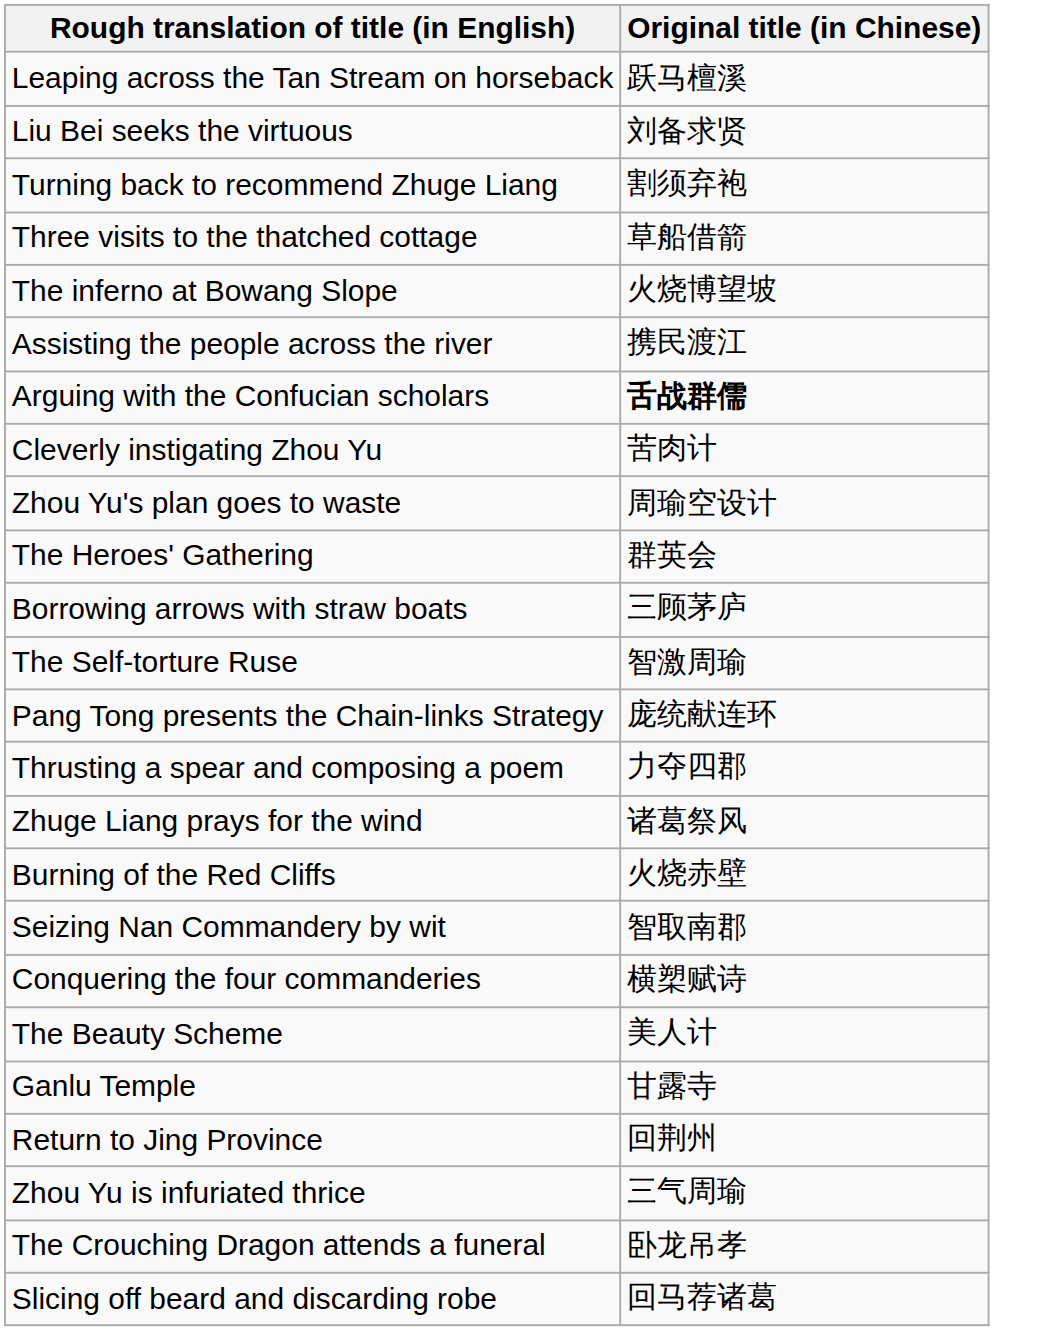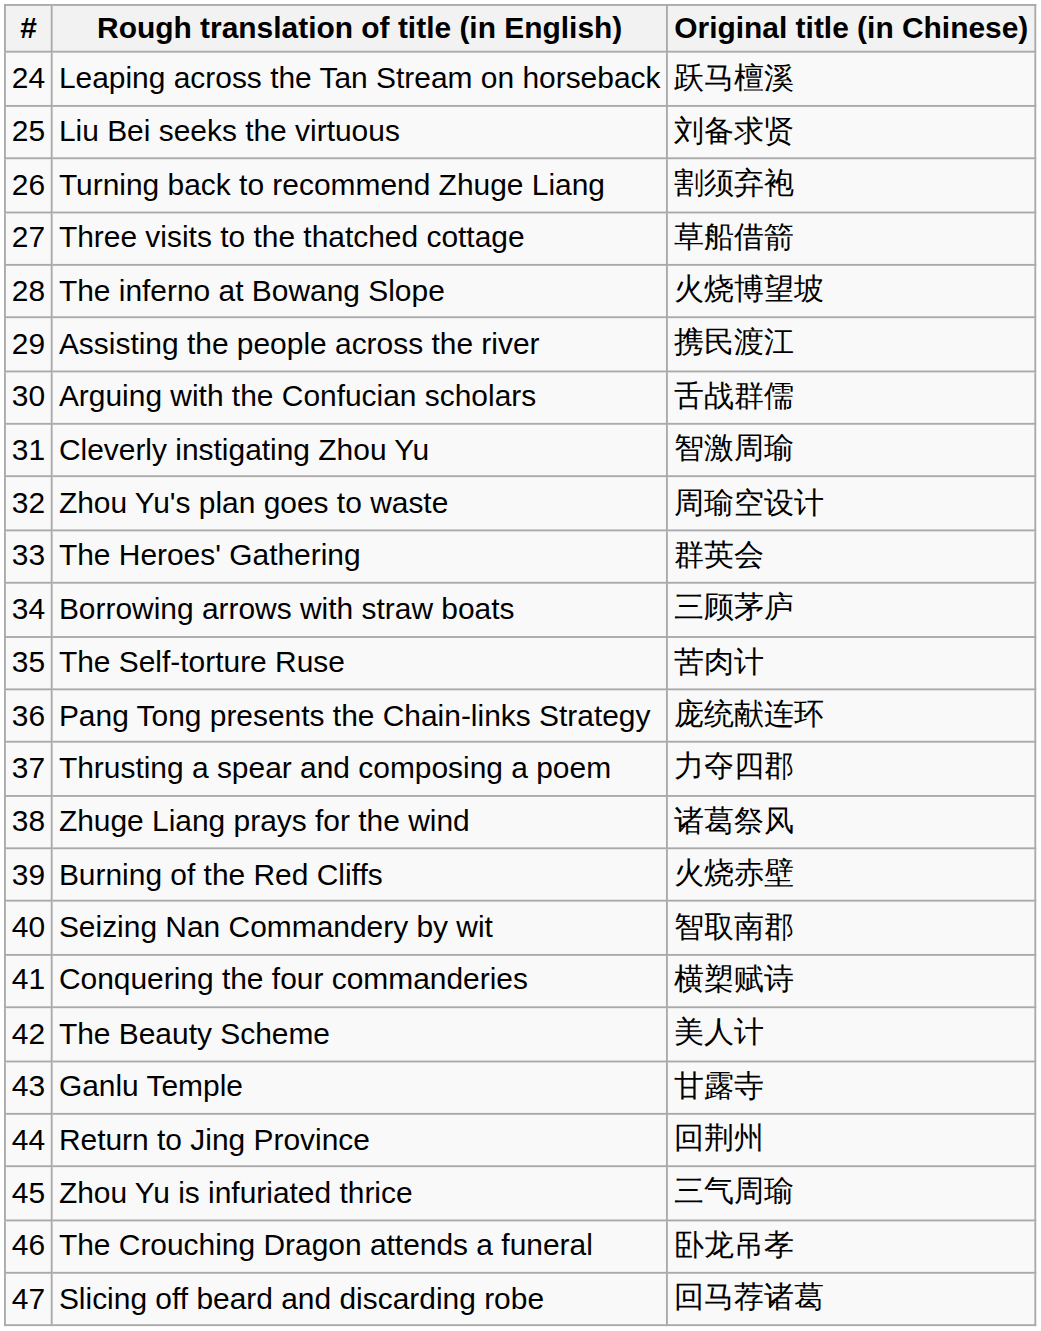+ column: (28, 28)
(687, 395) bold -> (734, 395) normal
(672, 448) 苦肉计 -> (734, 448) 智激周瑜
(687, 661) 智激周瑜 -> (719, 661) 苦肉计
